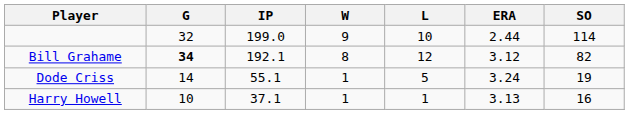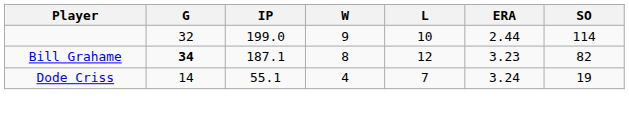(266, 57) 192.1 -> (266, 57) 187.1
(504, 57) 3.12 -> (504, 57) 3.23
(345, 78) 1 -> (345, 78) 4
(425, 78) 5 -> (425, 78) 7
- row: (75, 99)
